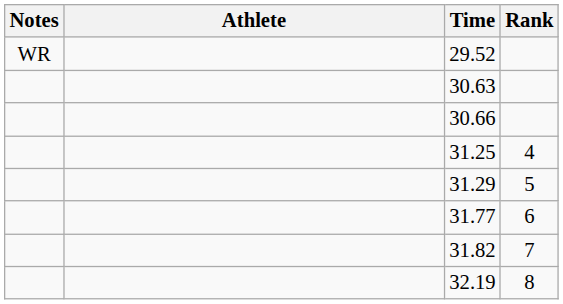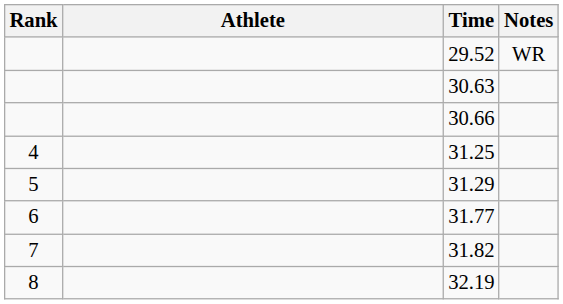columns swapped: (529, 20) <-> (34, 20)
